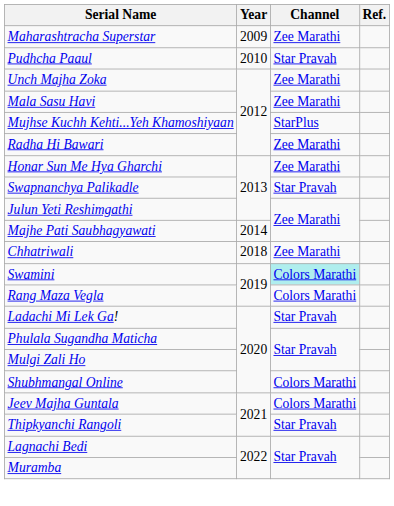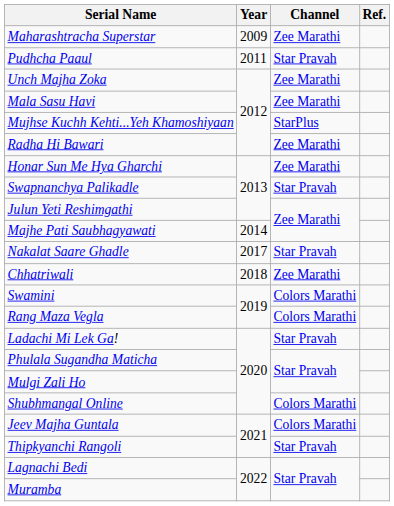(254, 58) 2010 -> (253, 58) 2011
+ row: (68, 252)
(315, 274) paleturquoise background -> (315, 295) no background
